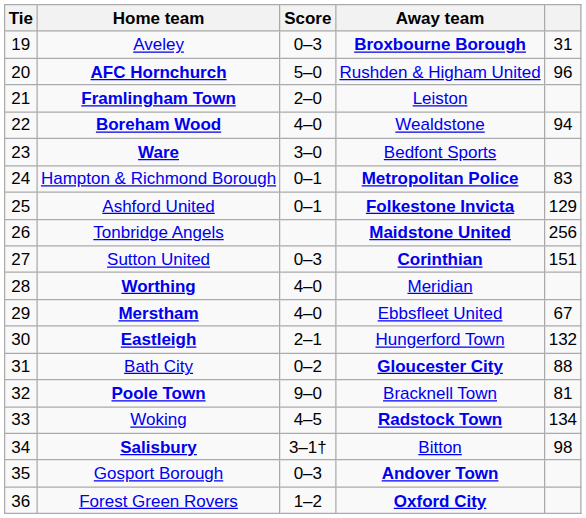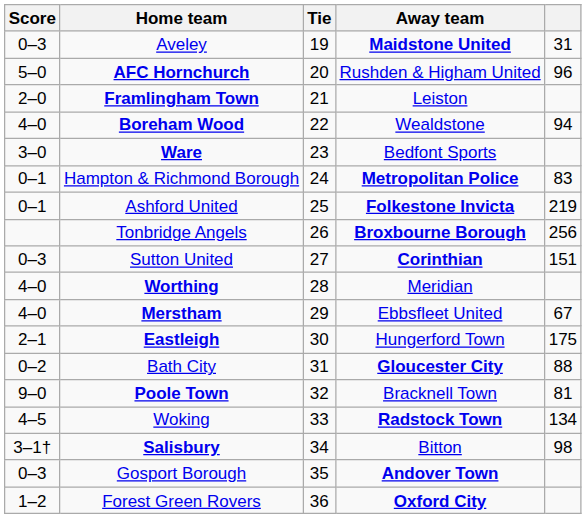columns swapped: (21, 18) <-> (308, 18)
(440, 44) Broxbourne Borough -> (440, 44) Maidstone United
(563, 205) 129 -> (563, 205) 219
(440, 232) Maidstone United -> (440, 232) Broxbourne Borough
(563, 339) 132 -> (563, 339) 175
